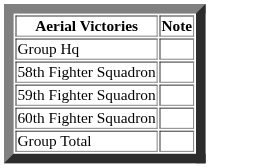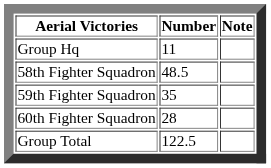+ column: (189, 26)
